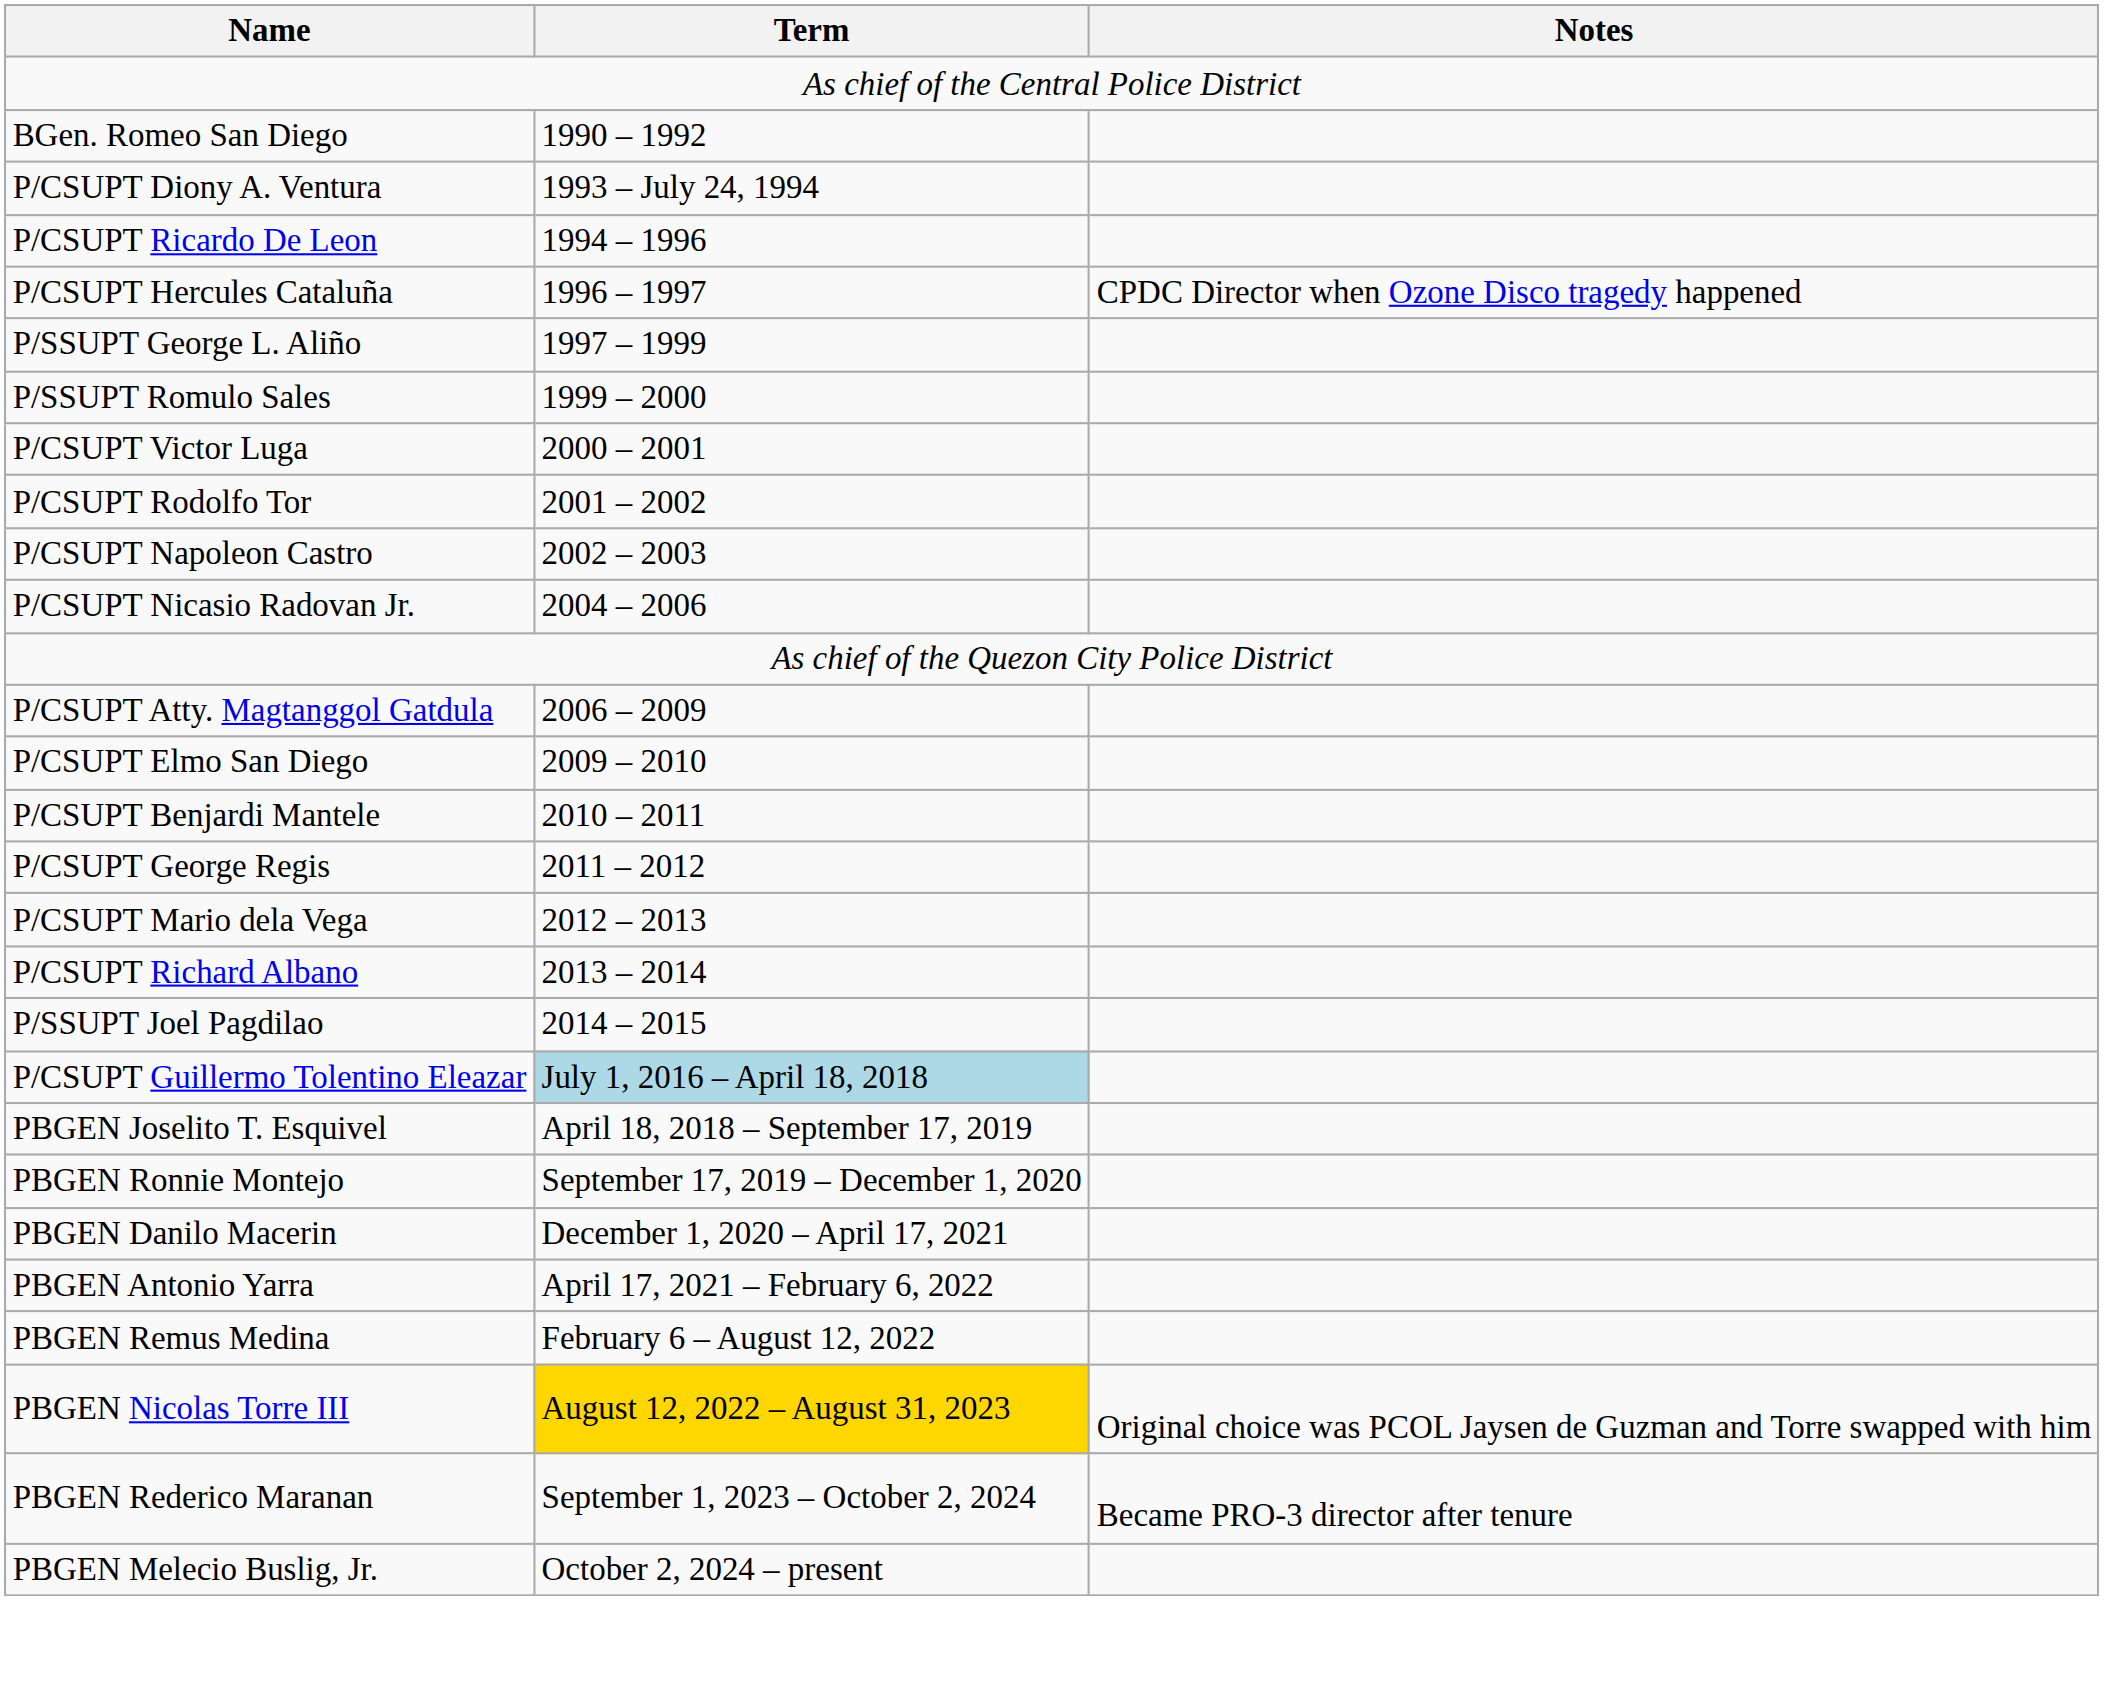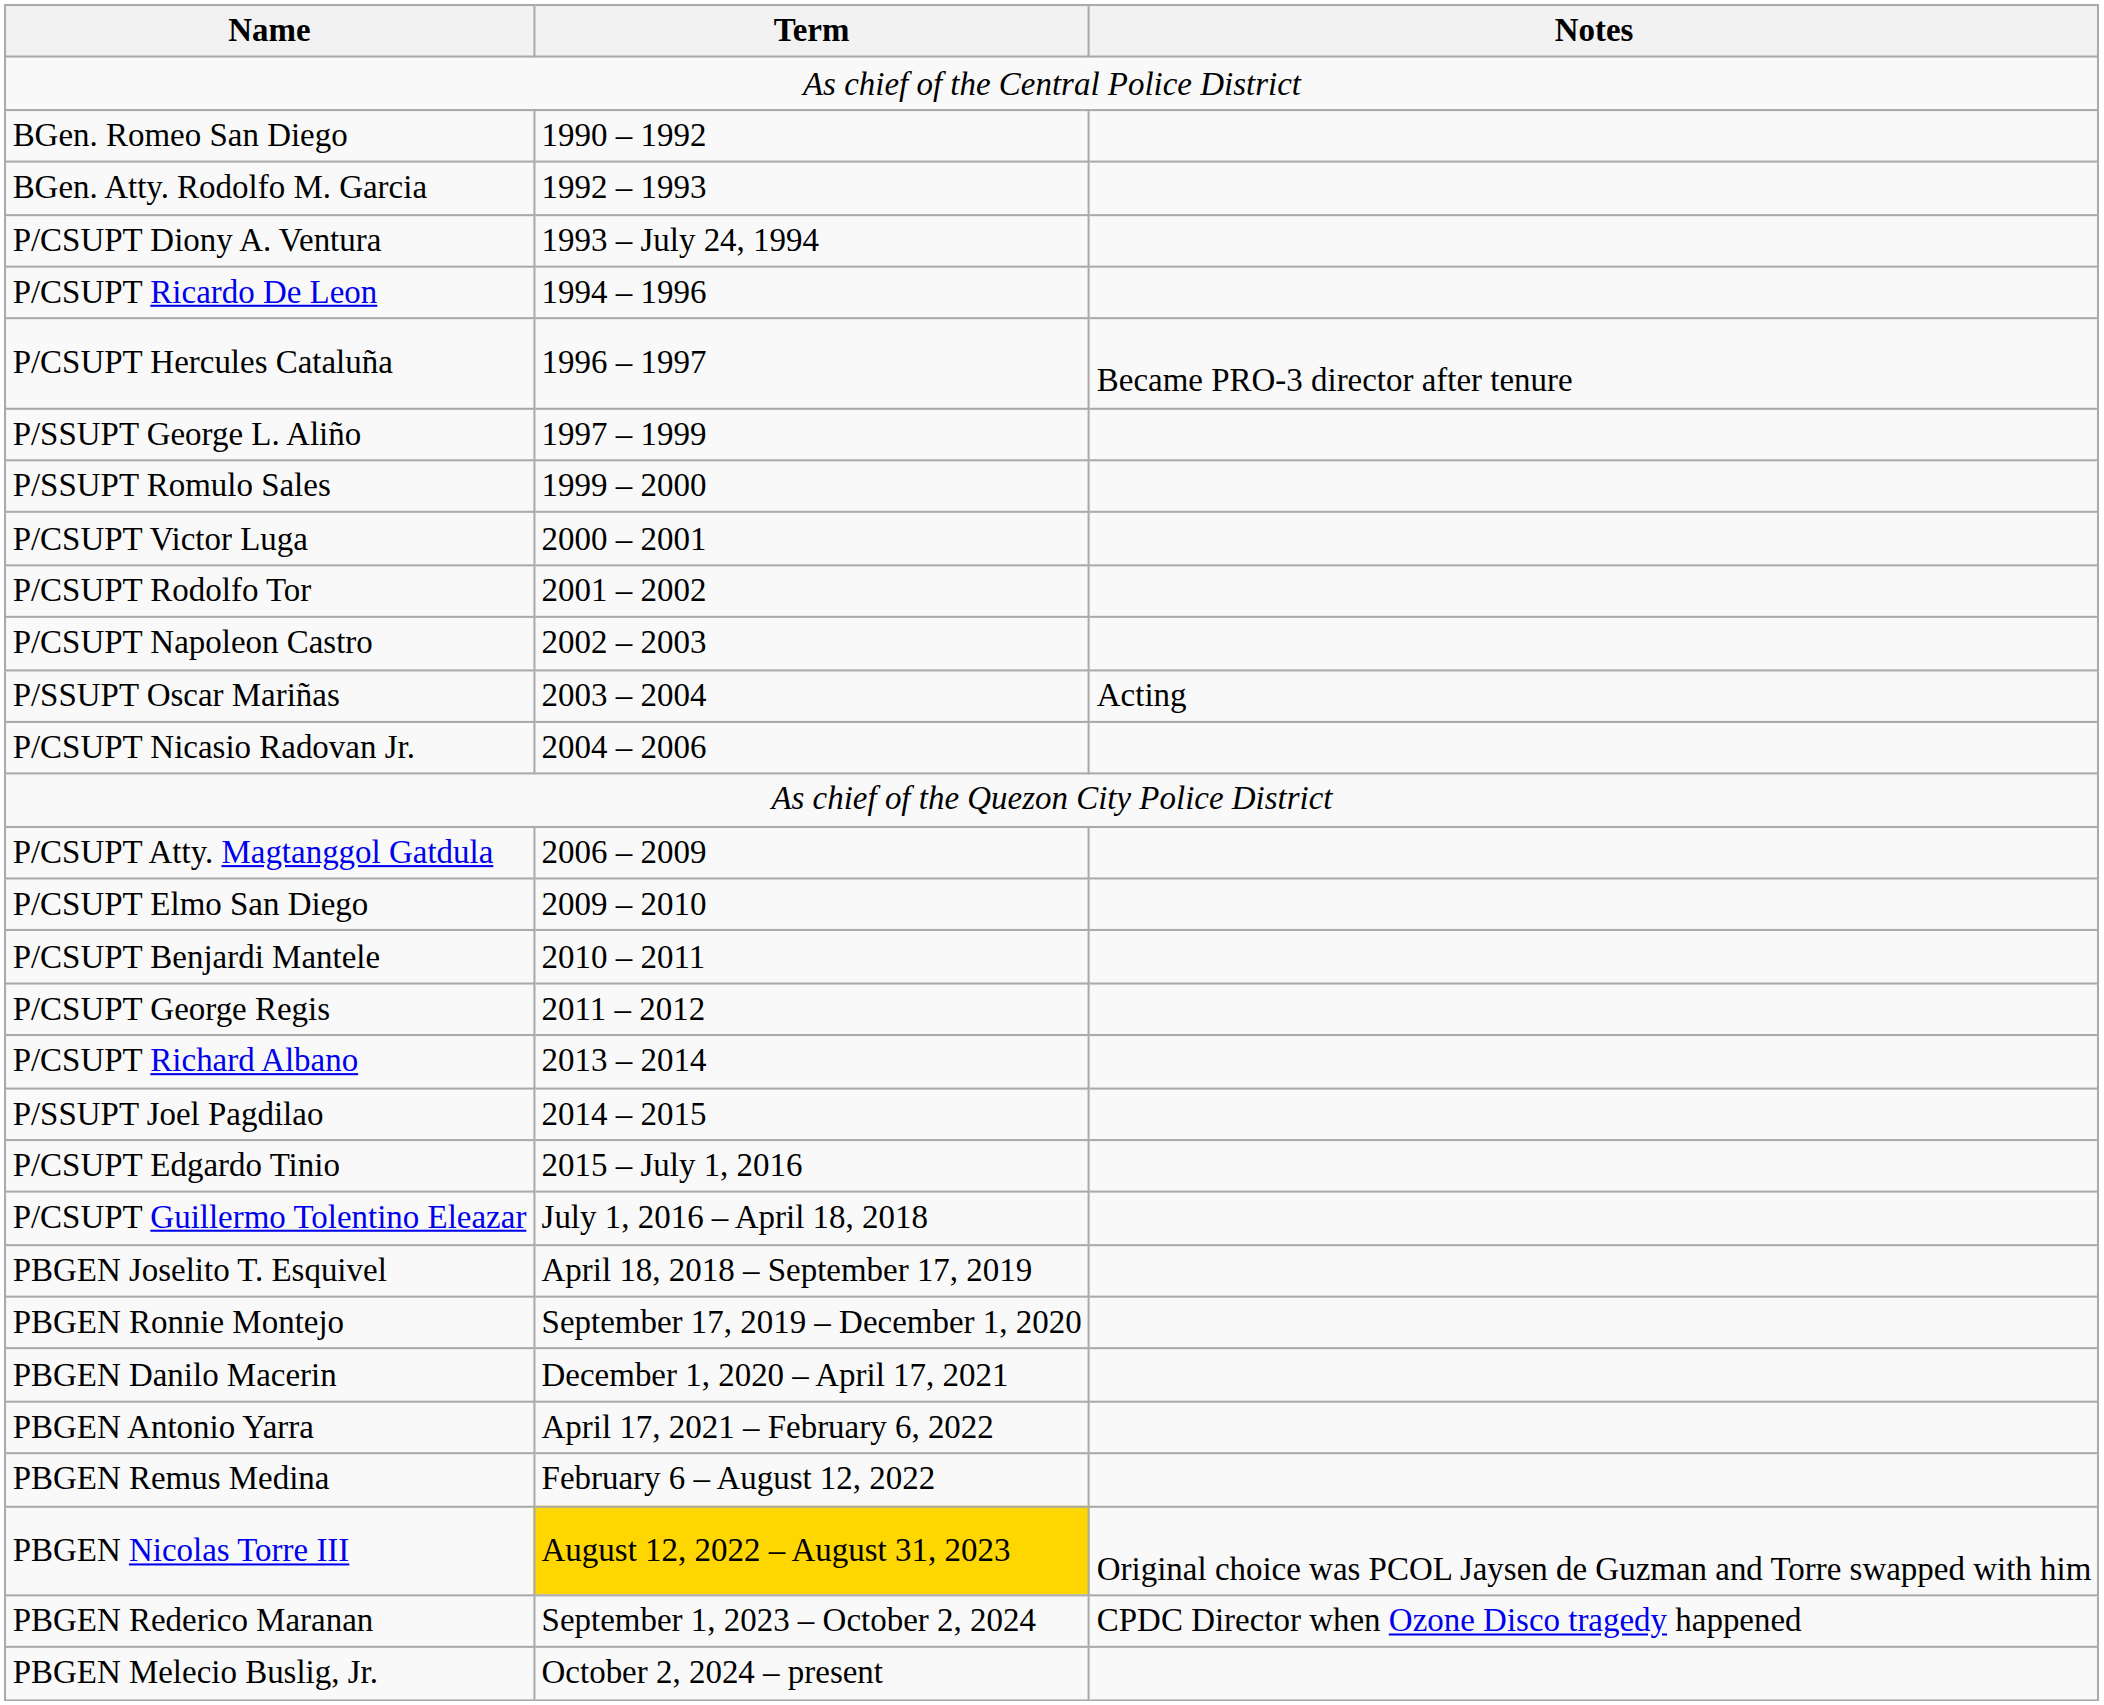+ row: (220, 187)
(1449, 291) CPDC Director when Ozone Disco tragedy happened -> (1335, 381) Became PRO-3 director after tenure
+ row: (176, 694)
- row: (190, 919)
+ row: (176, 1165)
(735, 1076) lightblue background -> (735, 1217) no background
(1335, 1516) Became PRO-3 director after tenure -> (1449, 1620) CPDC Director when Ozone Disco tragedy happened
